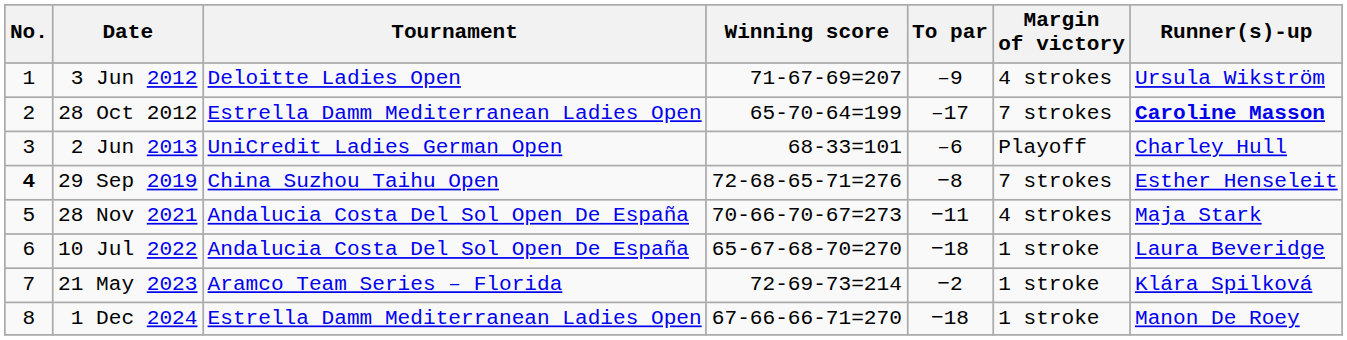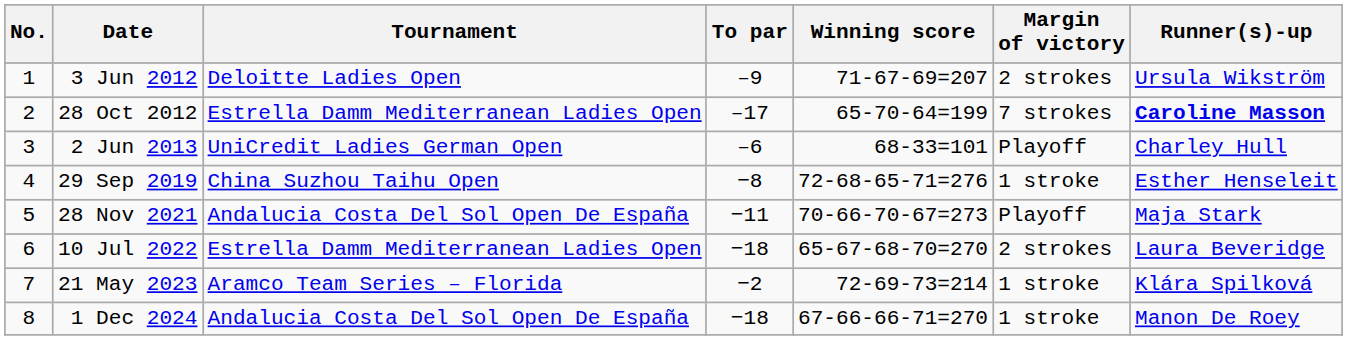columns swapped: (807, 34) <-> (950, 34)
(1055, 80) 4 strokes -> (1055, 80) 2 strokes
(29, 183) bold -> (29, 183) normal
(1055, 183) 7 strokes -> (1049, 183) 1 stroke
(1055, 217) 4 strokes -> (1042, 217) Playoff
(448, 251) Andalucia Costa Del Sol Open De España -> (455, 251) Estrella Damm Mediterranean Ladies Open
(1049, 251) 1 stroke -> (1055, 251) 2 strokes
(455, 319) Estrella Damm Mediterranean Ladies Open -> (448, 319) Andalucia Costa Del Sol Open De España
